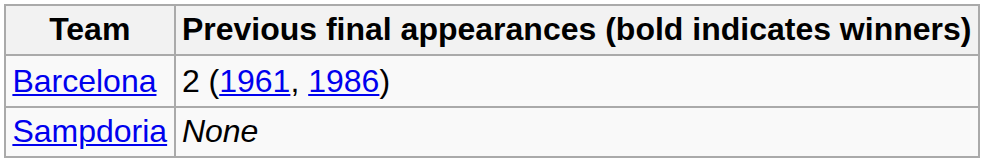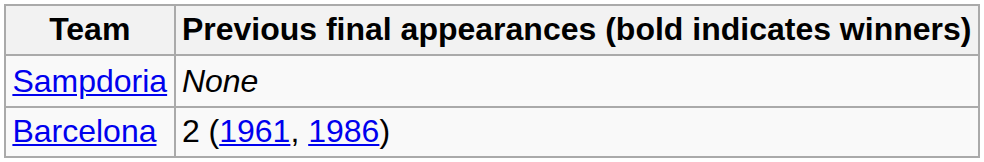rows swapped: (90, 131) <-> (84, 80)
